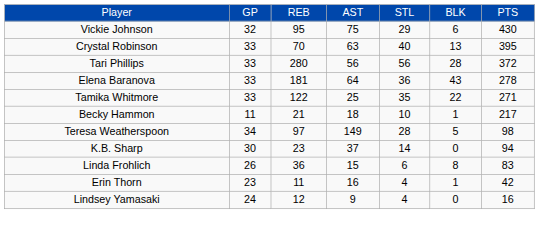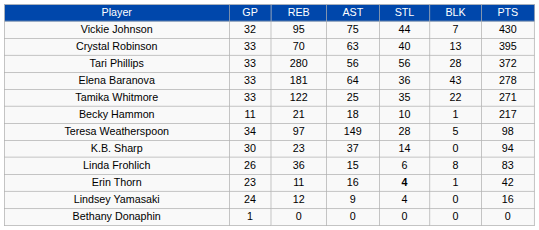(404, 30) 29 -> (404, 30) 44
(456, 30) 6 -> (456, 30) 7
(404, 183) normal -> (404, 183) bold
+ row: (117, 217)
